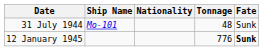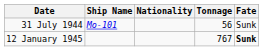(227, 25) 48 -> (227, 25) 56
(224, 39) 776 -> (224, 39) 767
